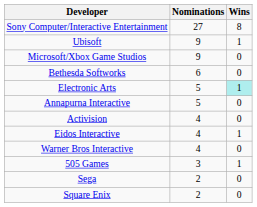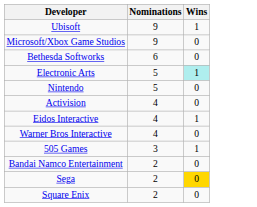- row: (87, 27)
- row: (87, 103)
+ row: (66, 88)
+ row: (66, 164)
(239, 179) no background -> (197, 179) gold background
